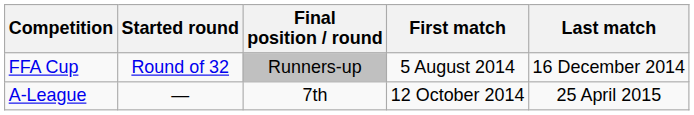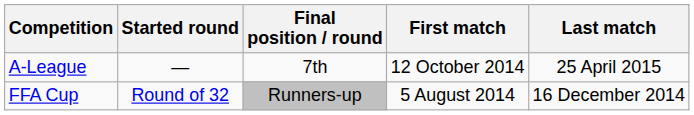rows swapped: (48, 95) <-> (44, 67)
